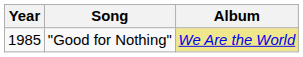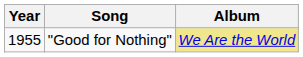(24, 39) 1985 -> (24, 39) 1955
